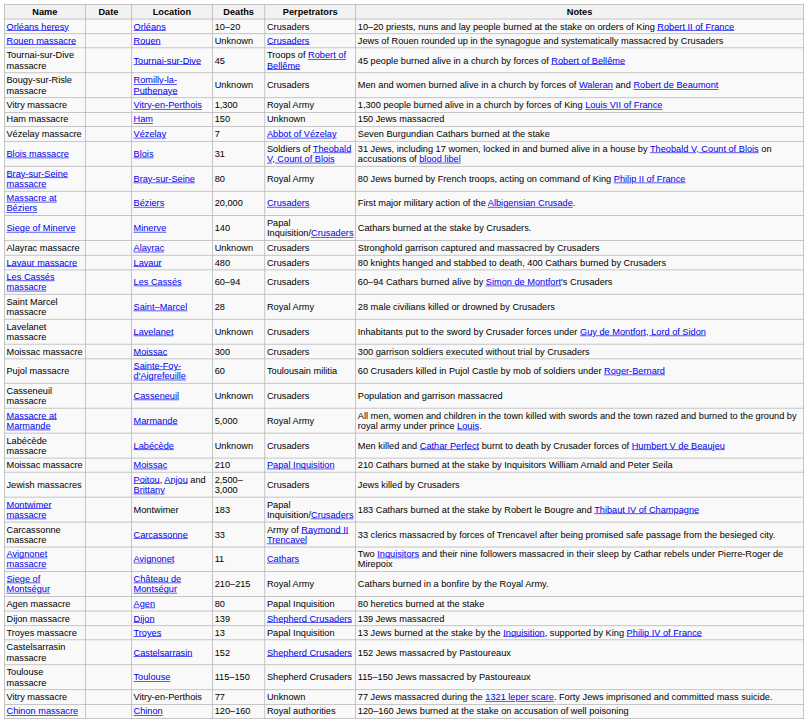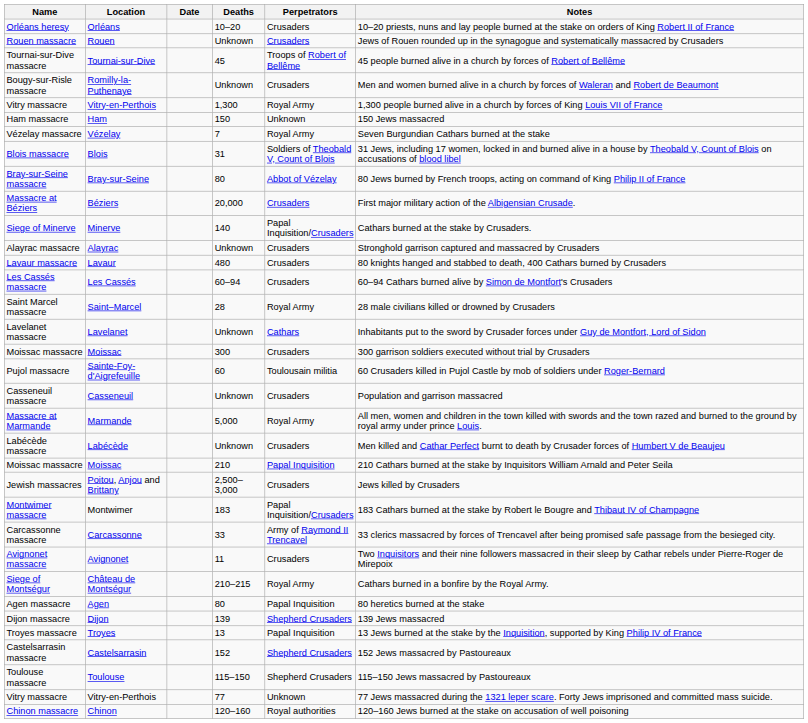columns swapped: (108, 12) <-> (172, 12)
(302, 134) Abbot of Vézelay -> (291, 134) Royal Army
(291, 179) Royal Army -> (302, 179) Abbot of Vézelay
(288, 332) Crusaders -> (283, 332) Cathars
(283, 560) Cathars -> (288, 560) Crusaders
